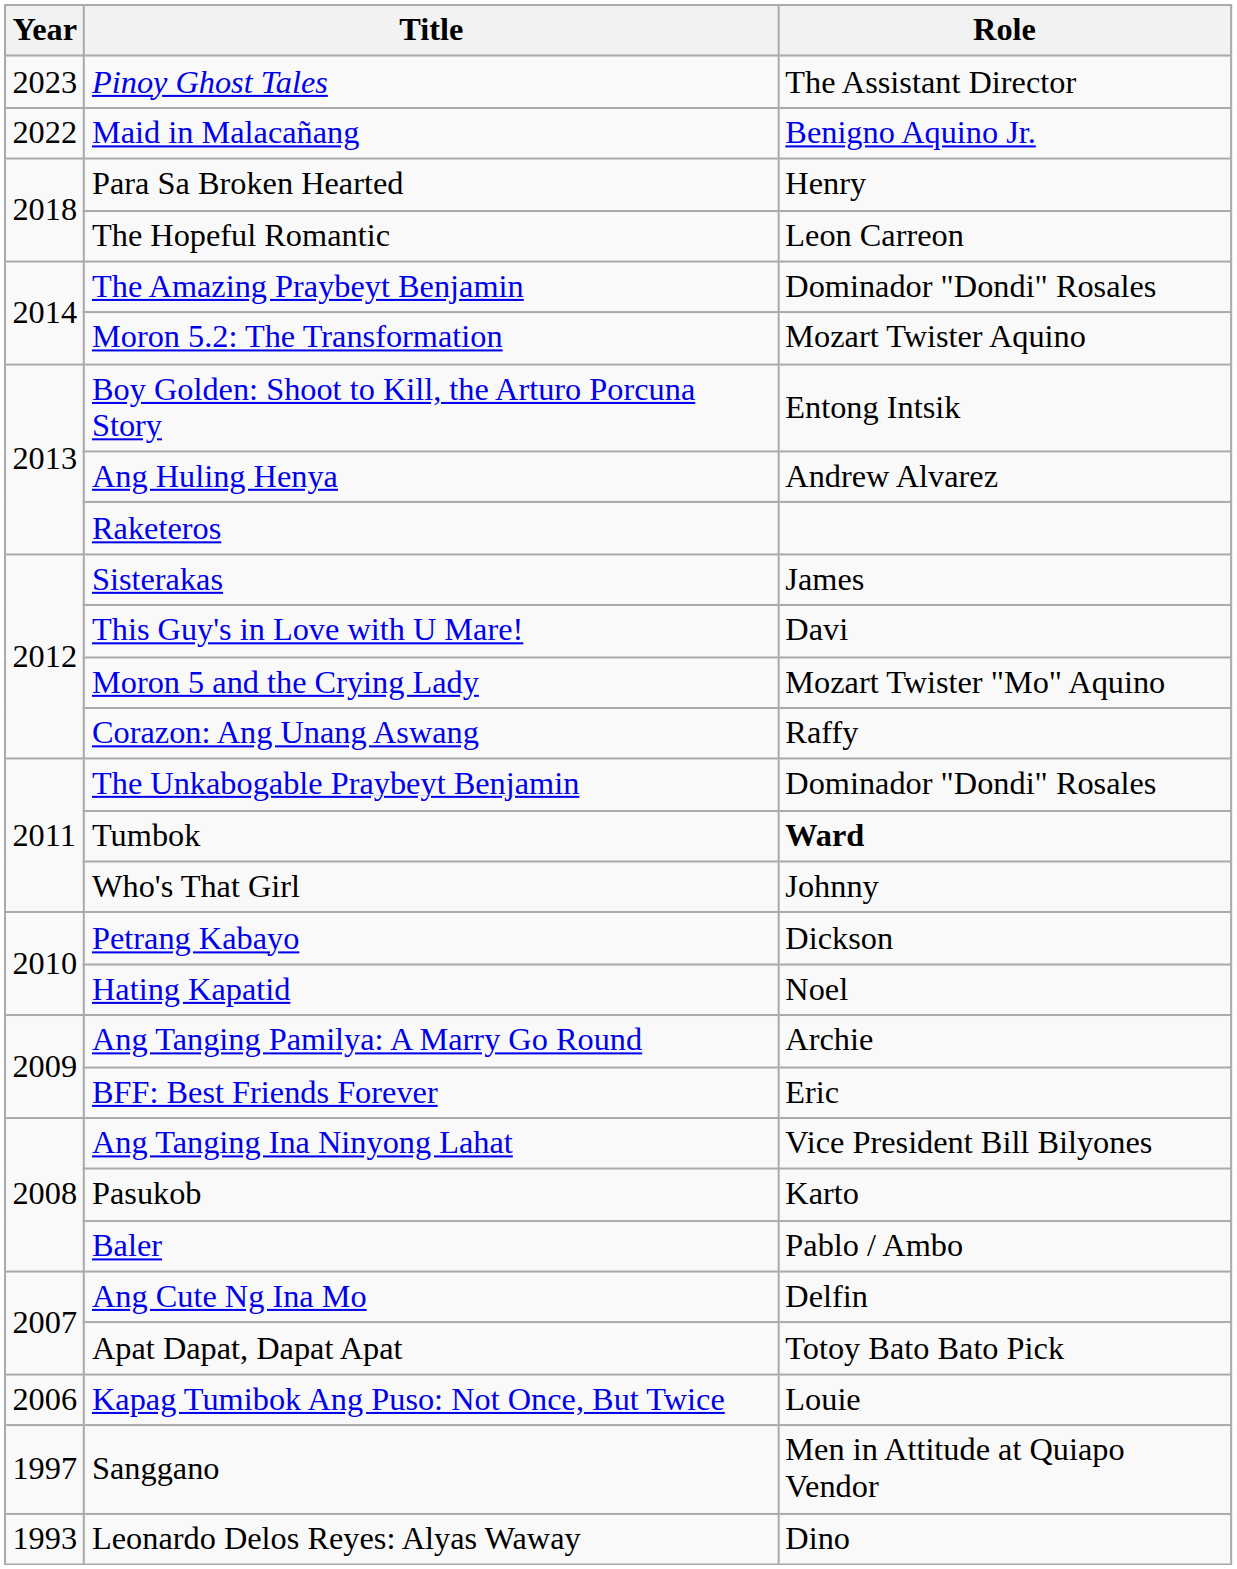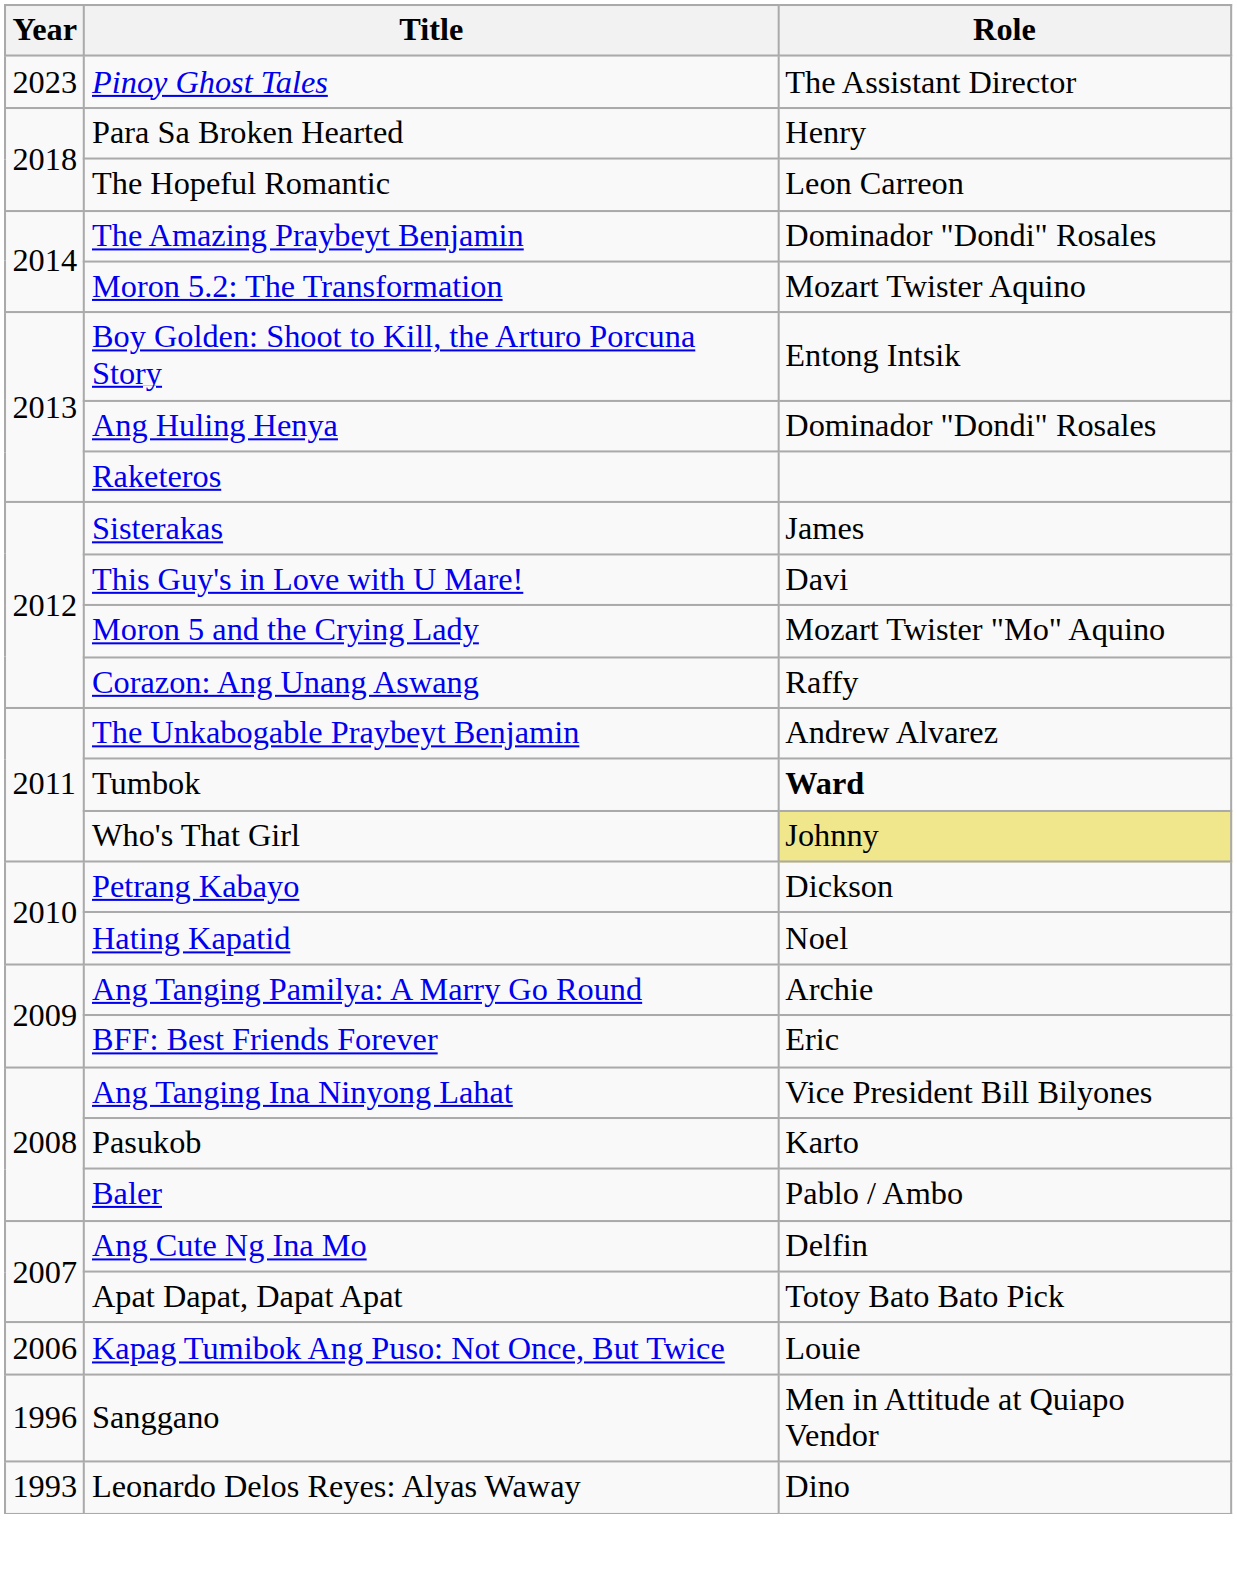- row: (226, 132)
(892, 476) Andrew Alvarez -> (971, 425) Dominador "Dondi" Rosales
(971, 784) Dominador "Dondi" Rosales -> (892, 732) Andrew Alvarez
(832, 886) no background -> (832, 835) khaki background
(45, 1468) 1997 -> (45, 1417) 1996
